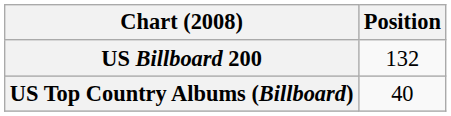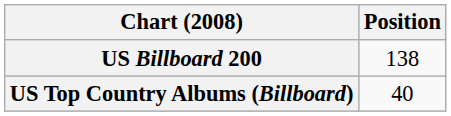(402, 57) 132 -> (402, 57) 138
